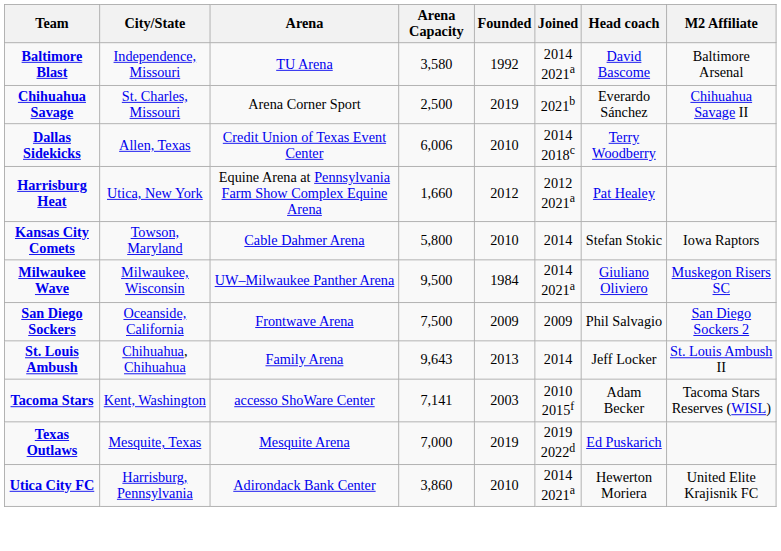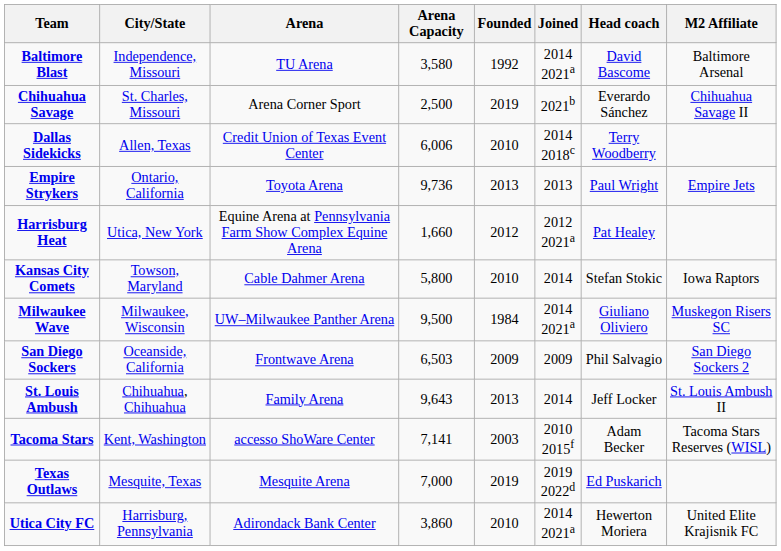+ row: (52, 185)
(436, 321) 7,500 -> (436, 360) 6,503
